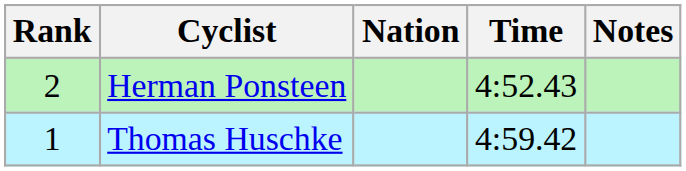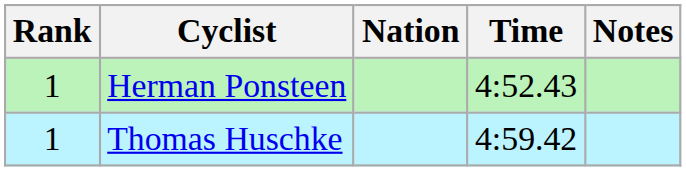(52, 84) 2 -> (52, 84) 1
